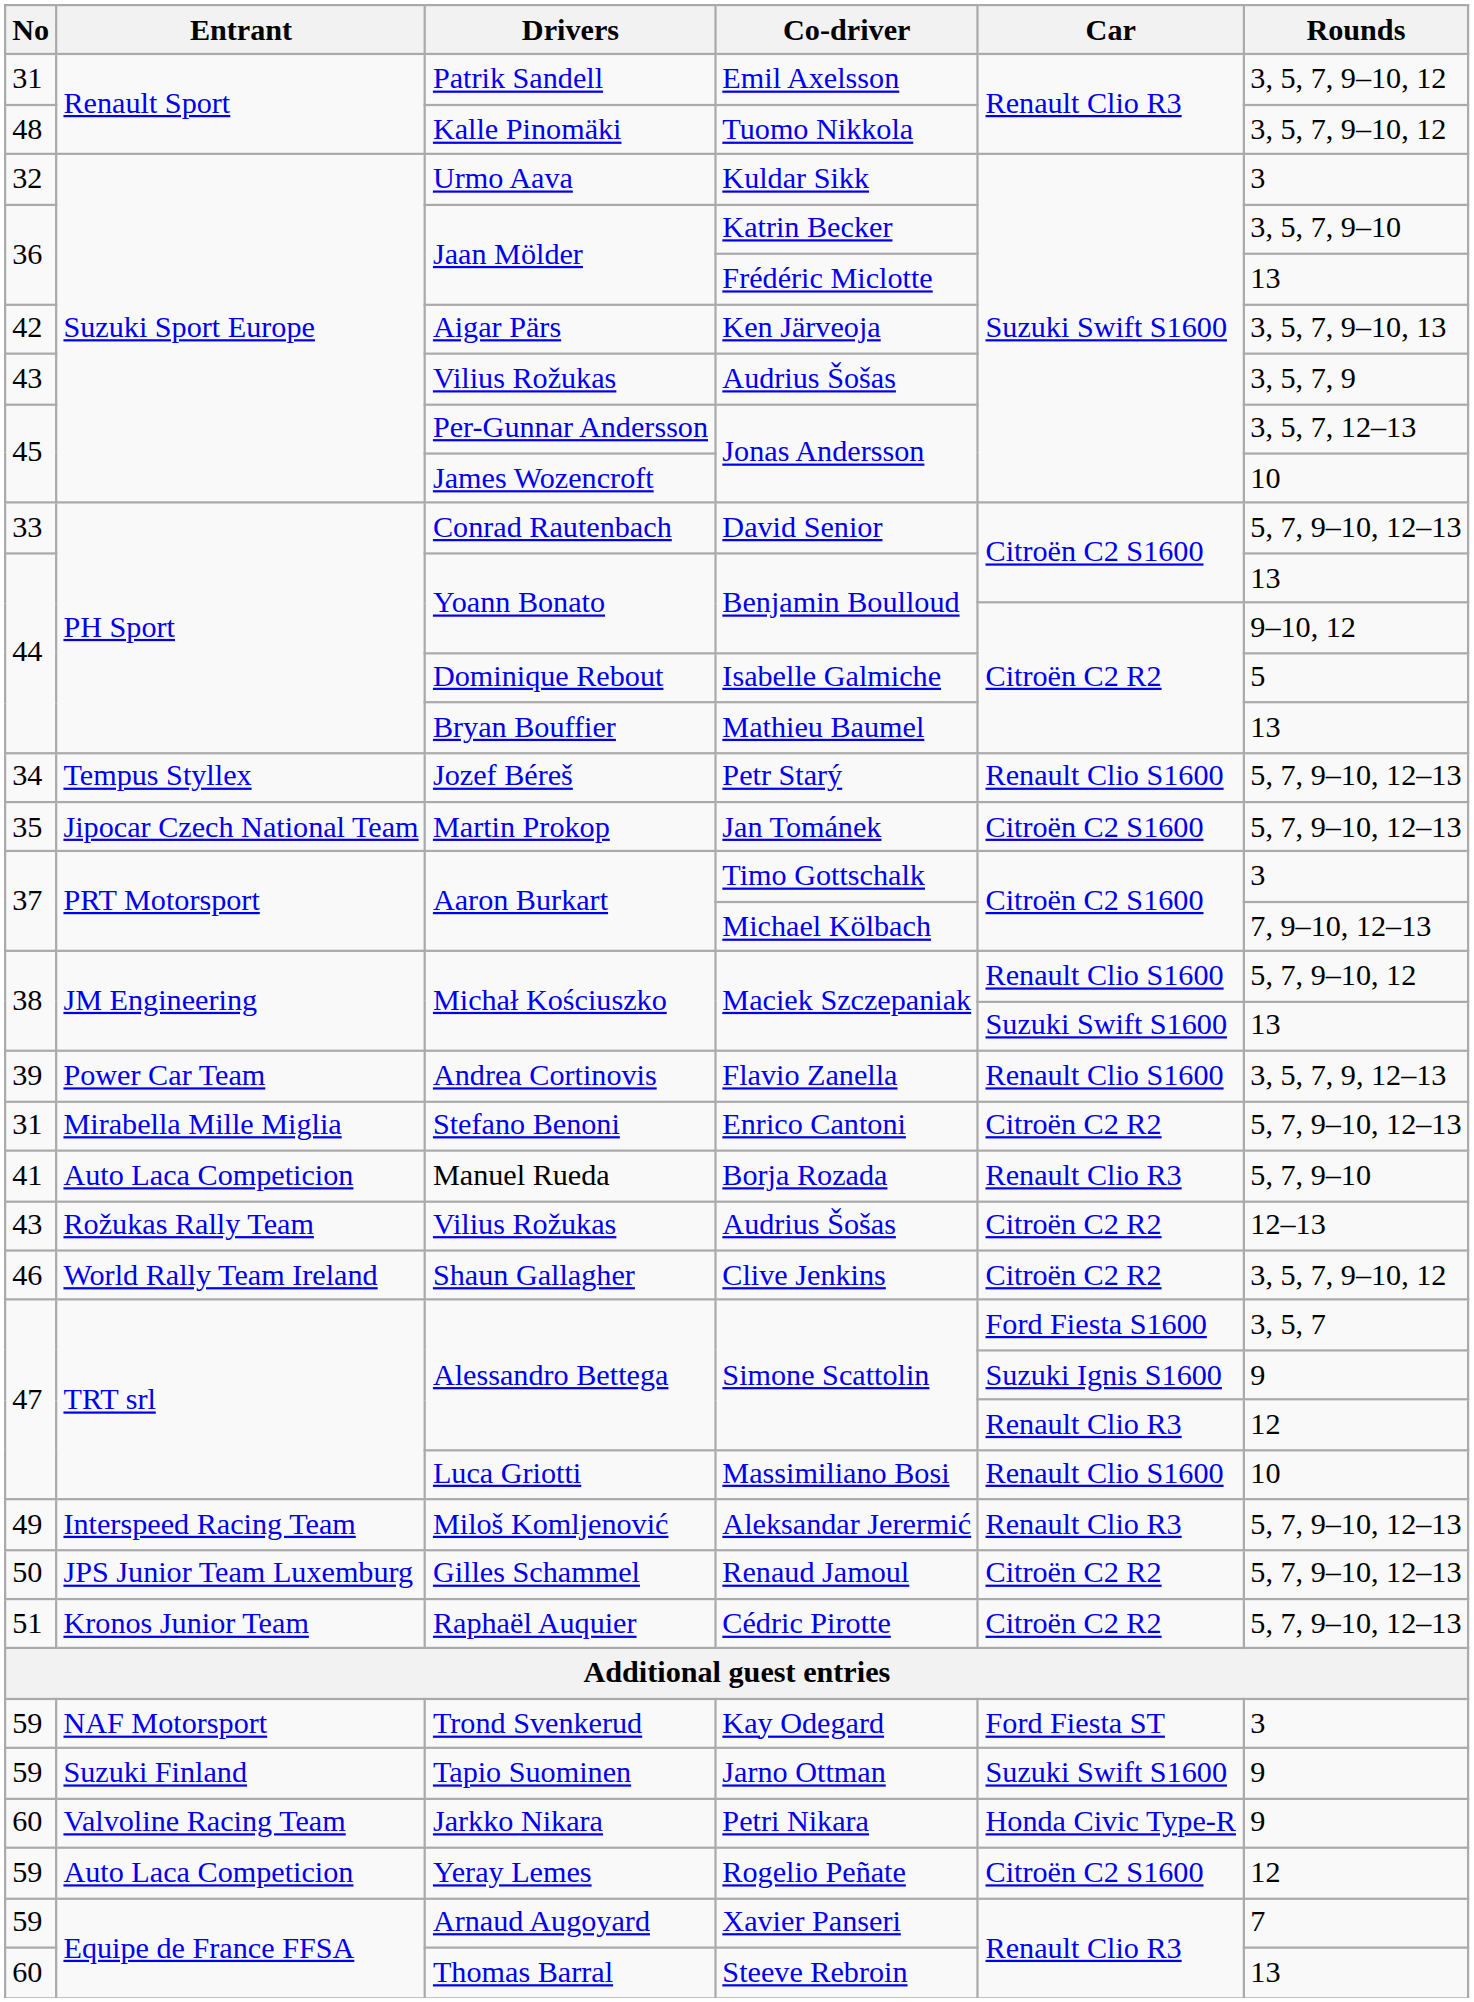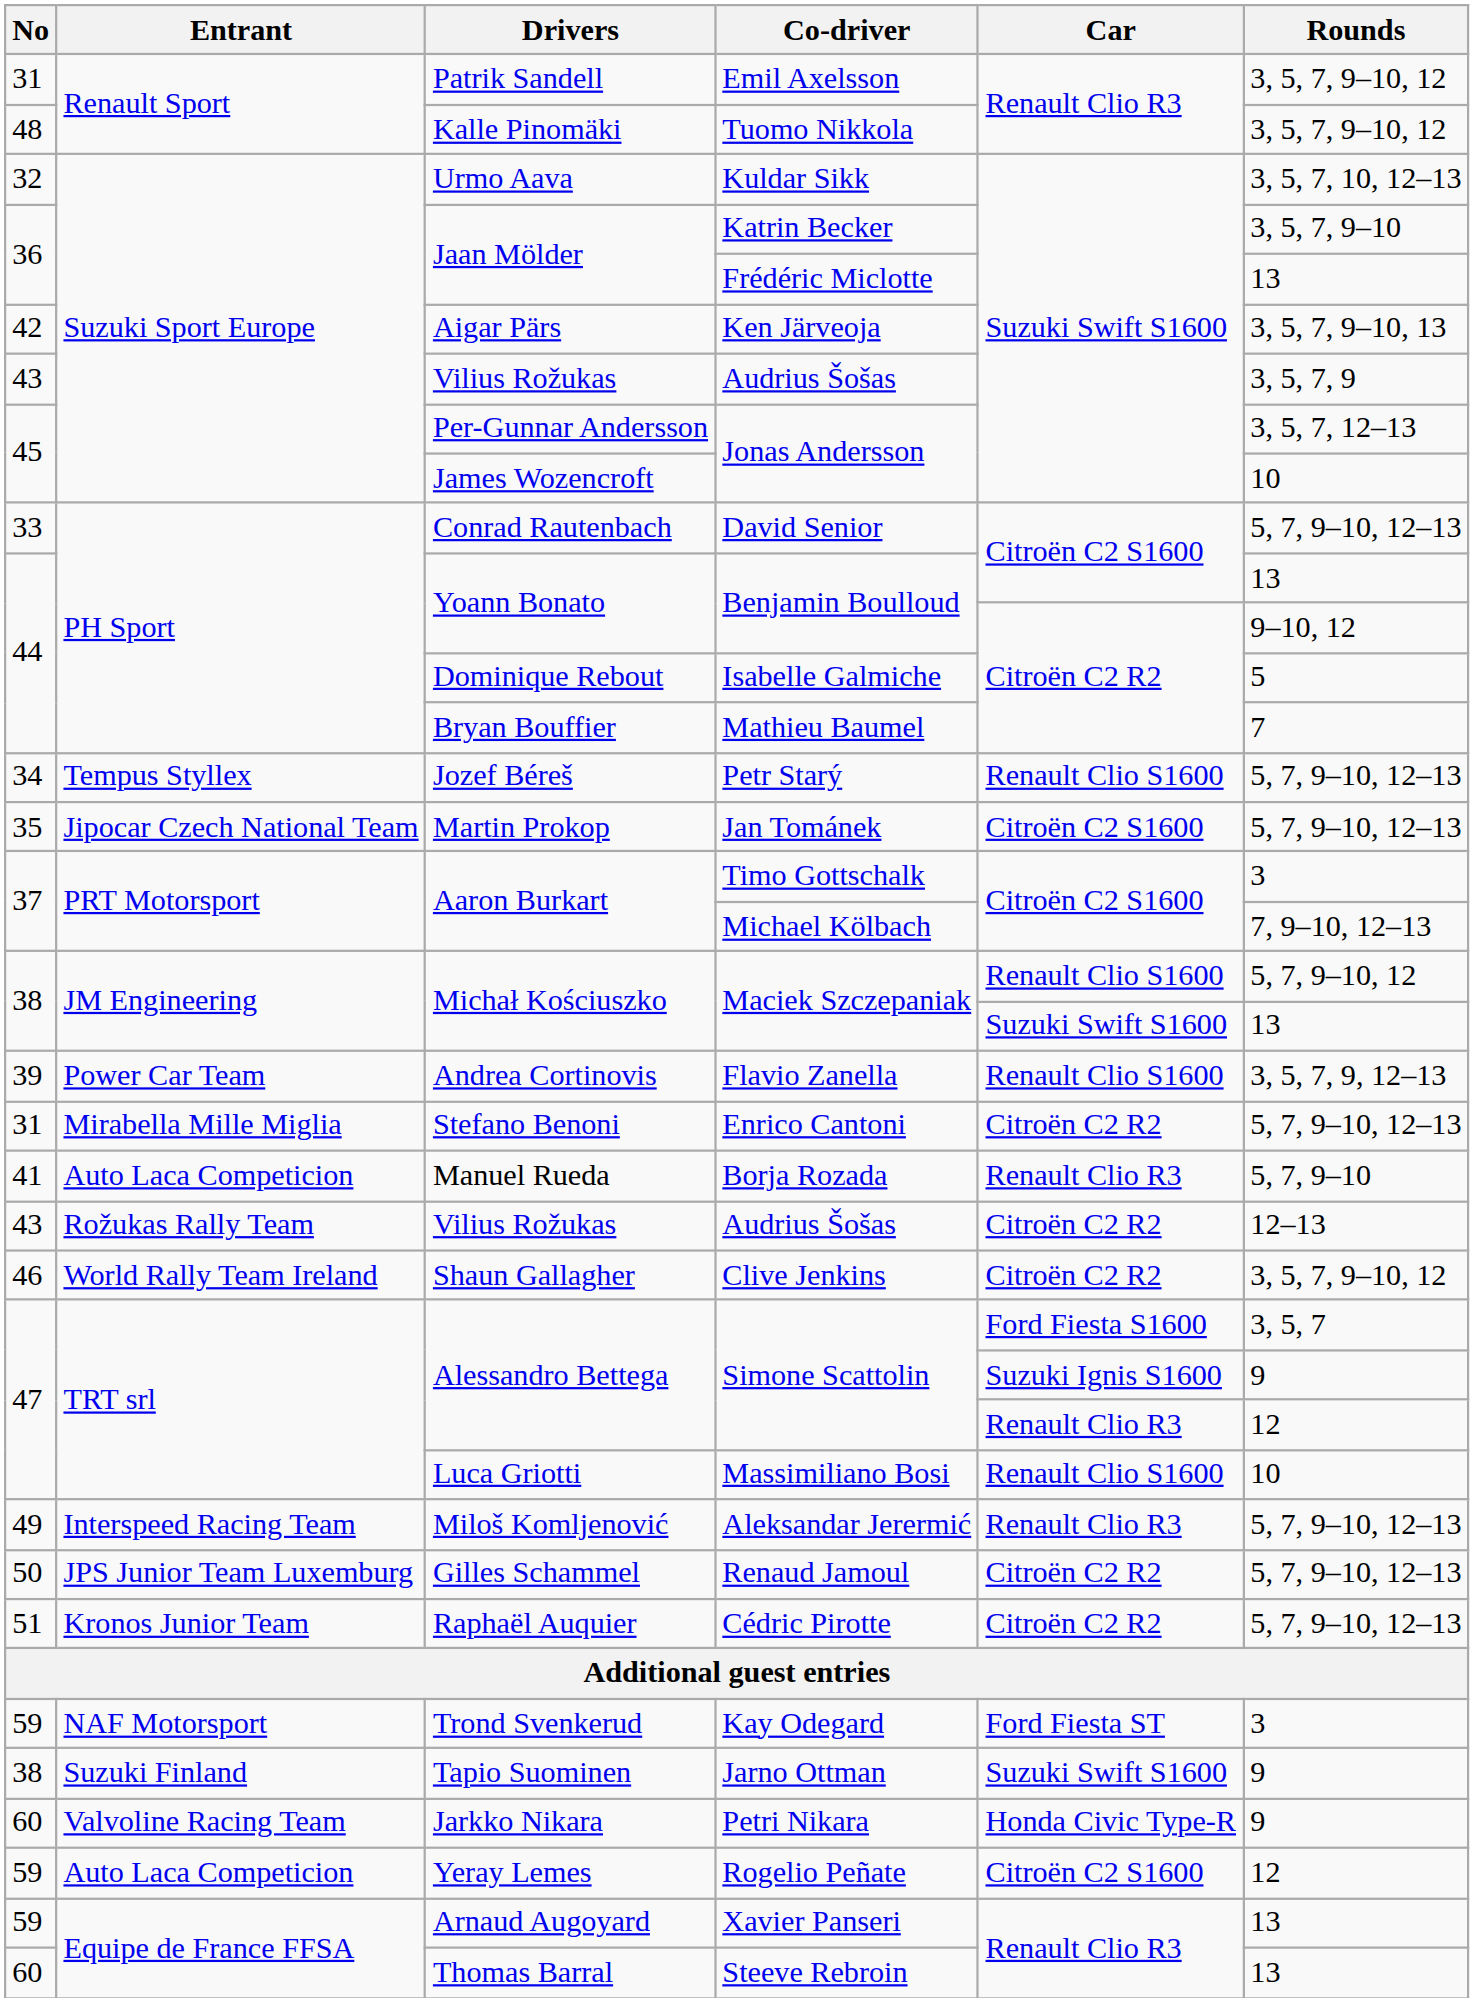(1258, 178) 3 -> (1356, 178) 3, 5, 7, 10, 12–13
(1265, 726) 13 -> (1258, 726) 7
(27, 1772) 59 -> (27, 1772) 38
(1258, 1921) 7 -> (1265, 1921) 13
